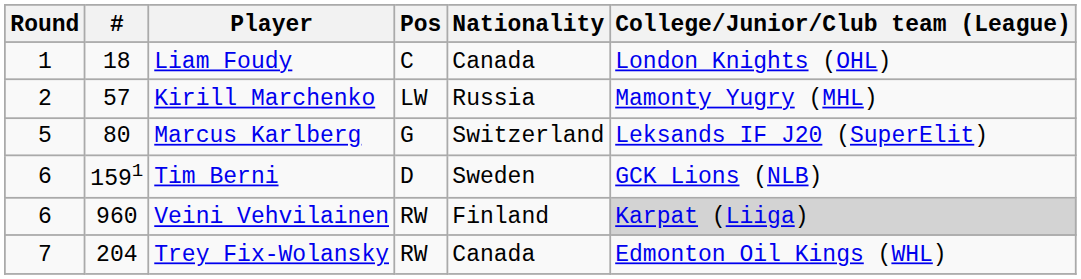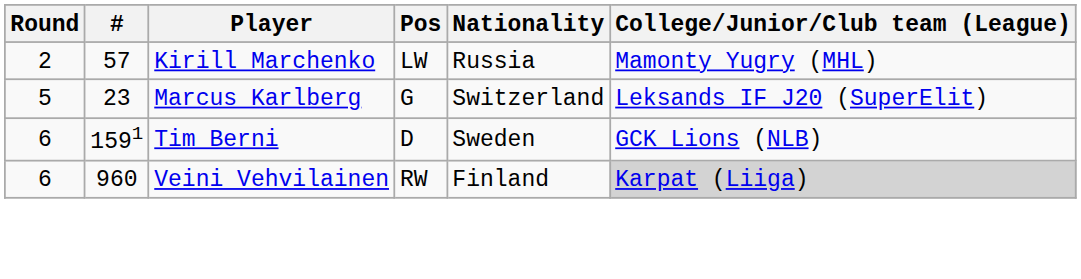- row: (223, 61)
(117, 136) 80 -> (117, 99) 23
- row: (272, 255)
